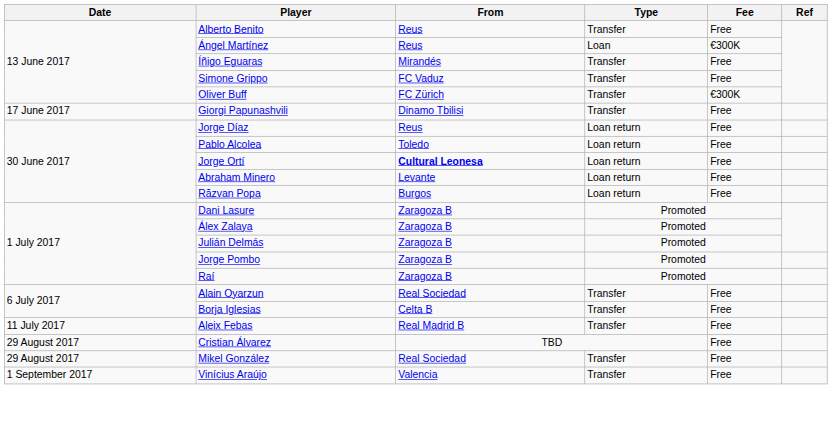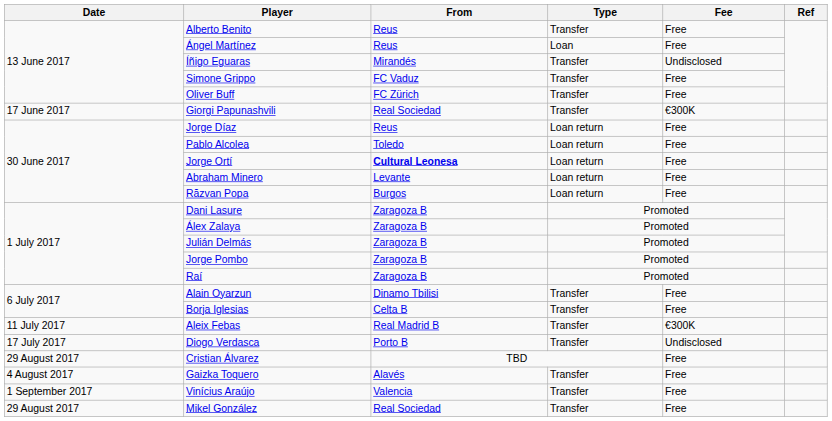(725, 45) €300K -> (676, 45) Free
(721, 62) Free -> (693, 62) Undisclosed
(725, 95) €300K -> (676, 95) Free
(431, 111) Dinamo Tbilisi -> (407, 111) Real Sociedad
(721, 111) Free -> (680, 111) €300K
(432, 293) Real Sociedad -> (406, 293) Dinamo Tbilisi
(721, 326) Free -> (680, 326) €300K
+ row: (223, 342)
+ row: (222, 375)
rows swapped: (234, 359) <-> (233, 375)
